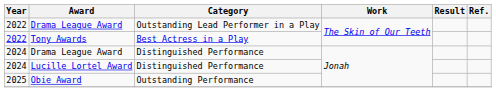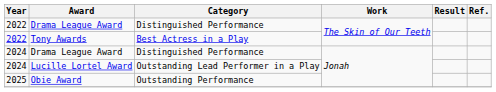(228, 25) Outstanding Lead Performer in a Play -> (200, 25) Distinguished Performance
(200, 66) Distinguished Performance -> (228, 66) Outstanding Lead Performer in a Play
